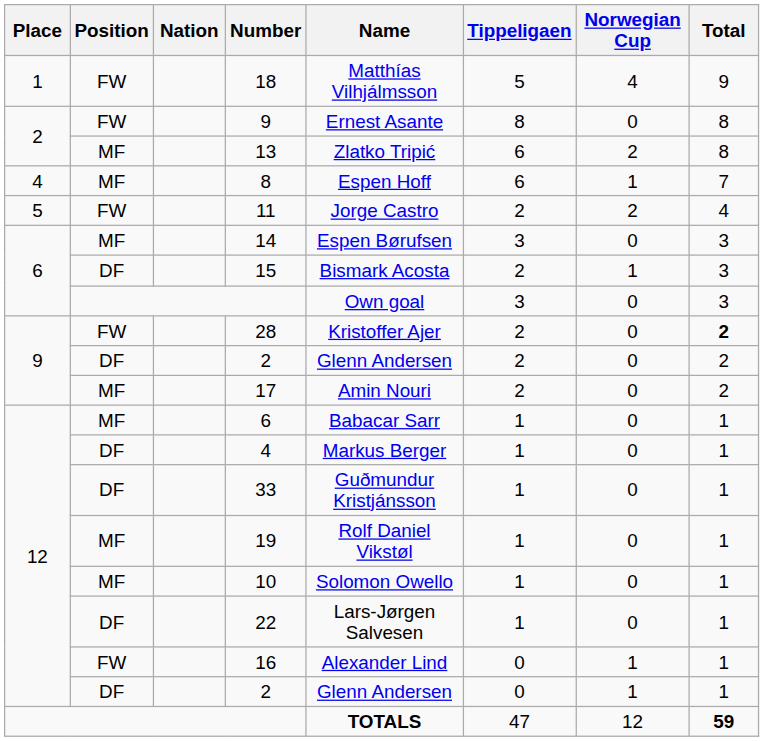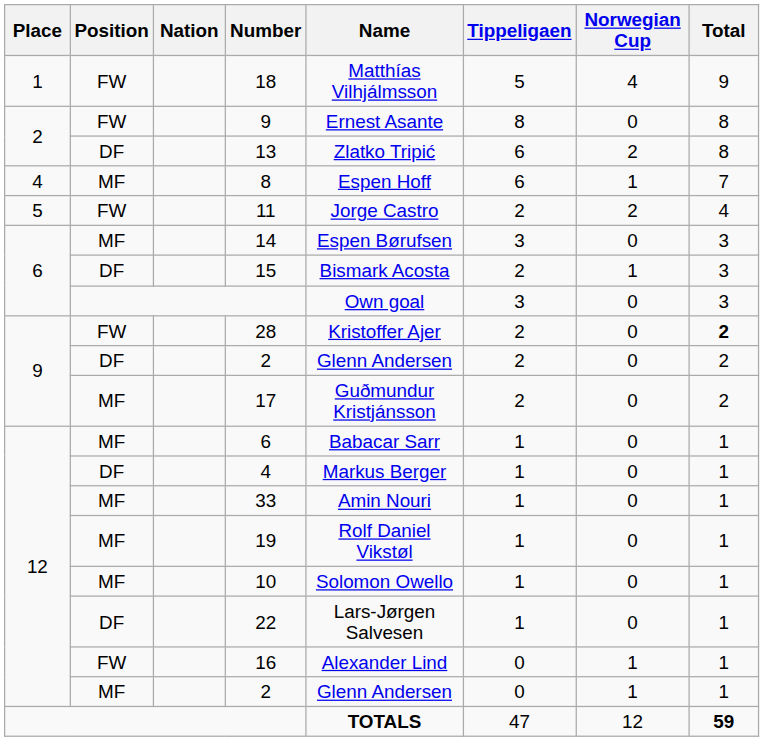(112, 151) MF -> (112, 151) DF
(384, 390) Amin Nouri -> (384, 401) Guðmundur Kristjánsson
(112, 490) DF -> (112, 501) MF
(384, 490) Guðmundur Kristjánsson -> (384, 501) Amin Nouri
(112, 692) DF -> (112, 692) MF
